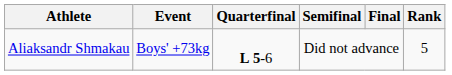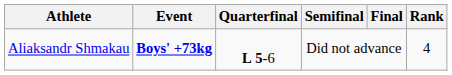(173, 49) normal -> (174, 49) bold
(424, 49) 5 -> (427, 49) 4
